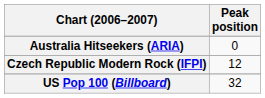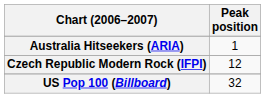(235, 45) 0 -> (235, 45) 1
